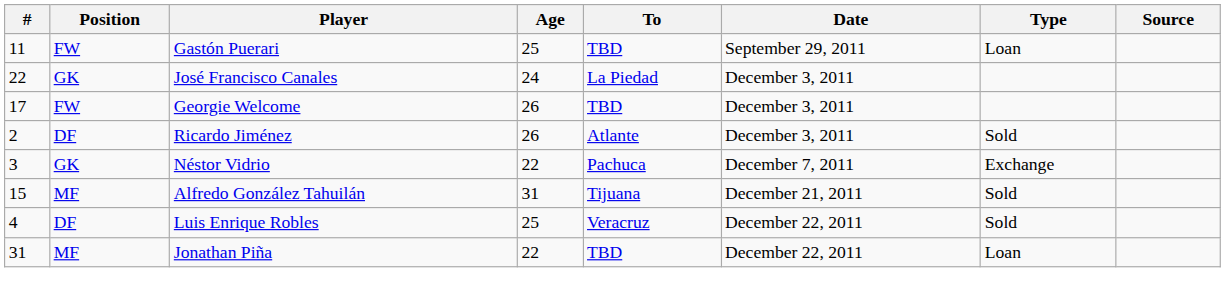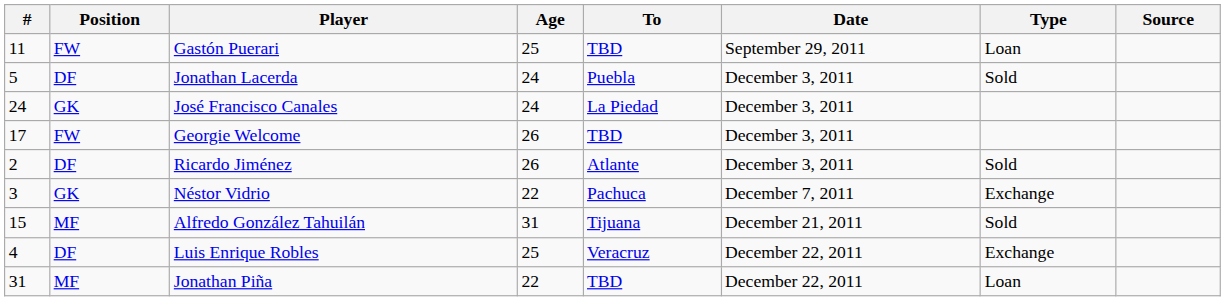+ row: (236, 77)
(17, 77) 22 -> (17, 106) 24
(1001, 222) Sold -> (1020, 251) Exchange
